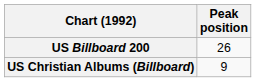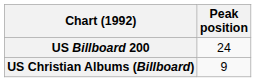(224, 47) 26 -> (224, 47) 24
